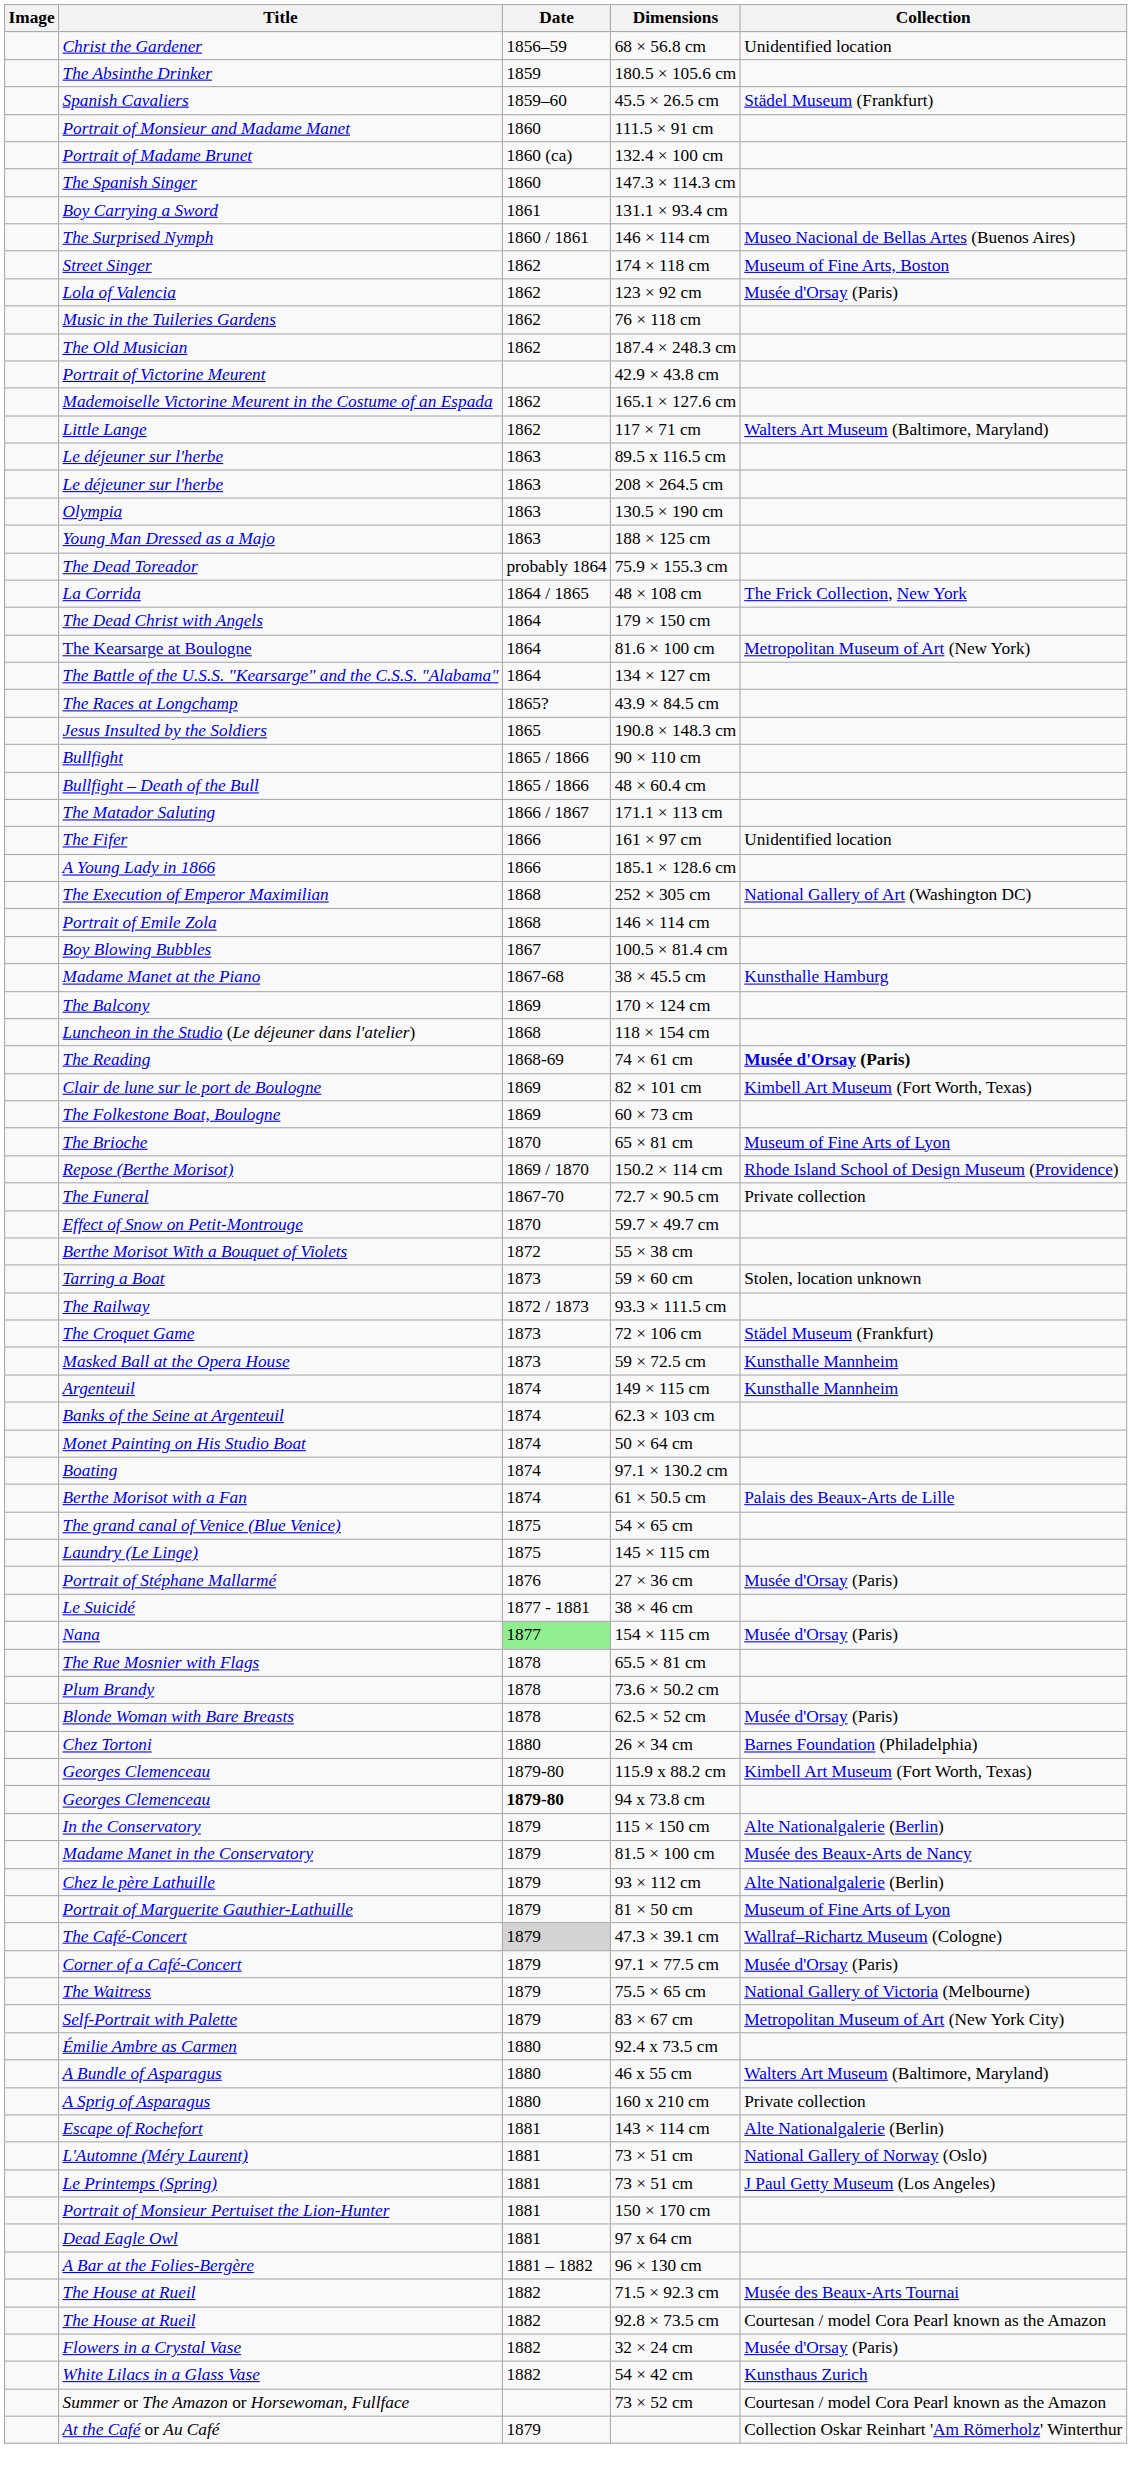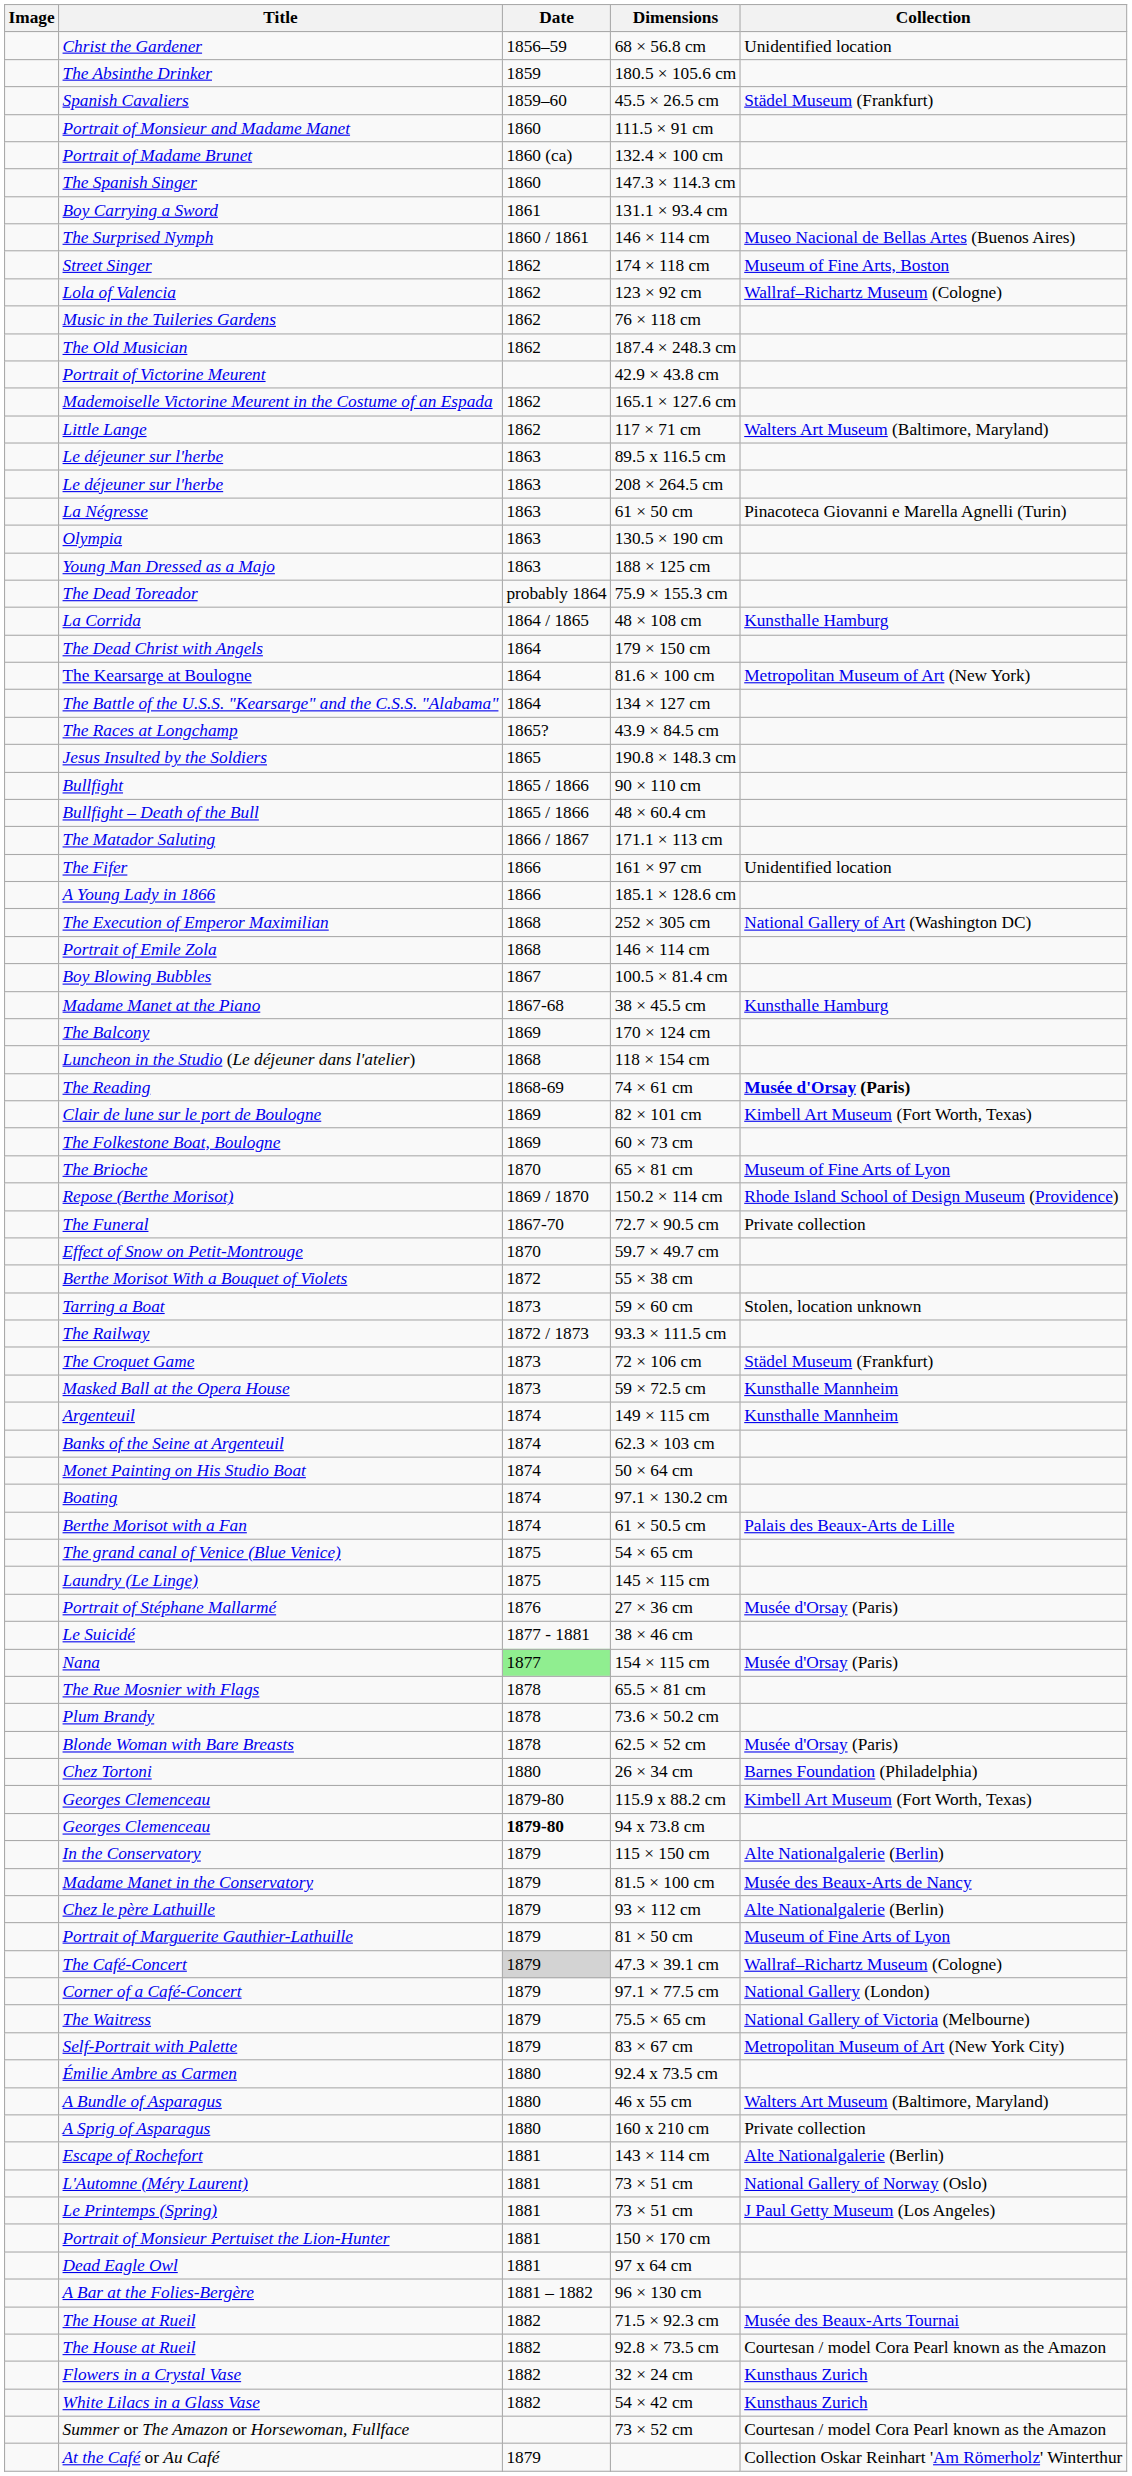(821, 292) Musée d'Orsay (Paris) -> (873, 292) Wallraf–Richartz Museum (Cologne)
+ row: (105, 511)
(856, 593) The Frick Collection, New York -> (816, 621) Kunsthalle Hamburg
(821, 1963) Musée d'Orsay (Paris) -> (837, 1991) National Gallery (London)
(821, 2347) Musée d'Orsay (Paris) -> (806, 2375) Kunsthaus Zurich
